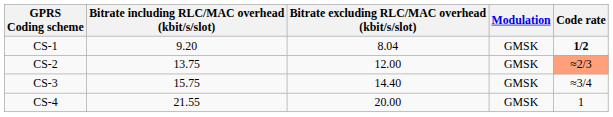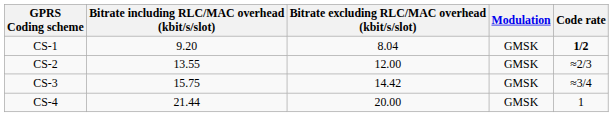(187, 64) 13.75 -> (187, 64) 13.55
(581, 64) lightsalmon background -> (581, 64) no background
(388, 83) 14.40 -> (388, 83) 14.42
(187, 102) 21.55 -> (187, 102) 21.44
